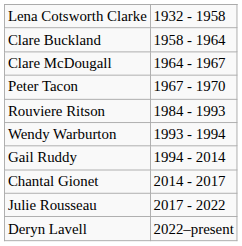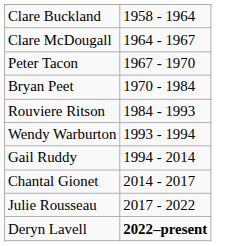- row: (77, 16)
+ row: (41, 87)
(194, 228) normal -> (165, 228) bold
